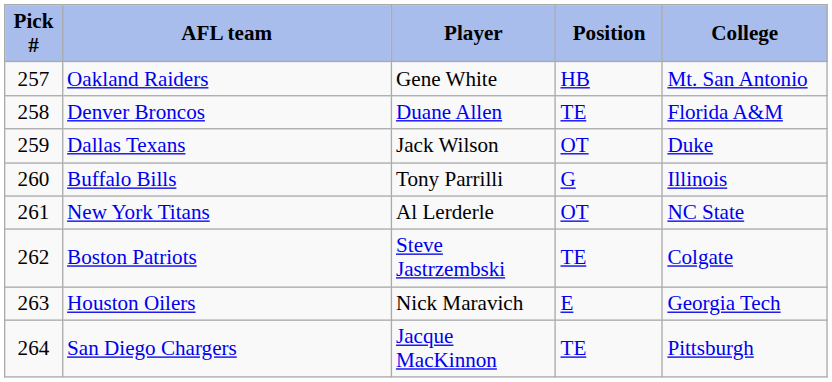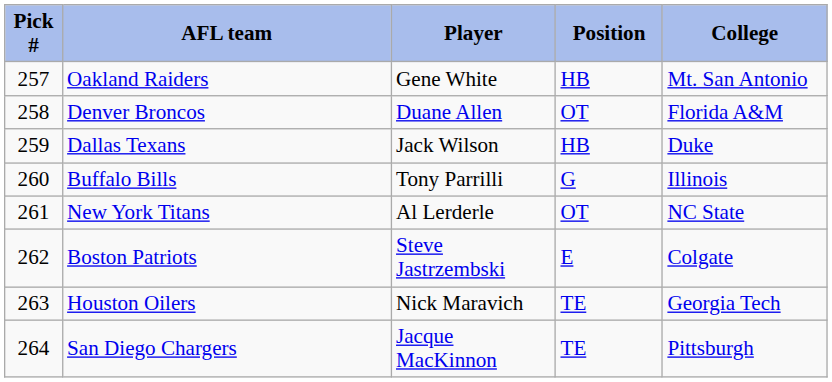(573, 111) TE -> (575, 111) OT
(575, 145) OT -> (575, 145) HB
(573, 257) TE -> (567, 257) E
(567, 303) E -> (573, 303) TE
